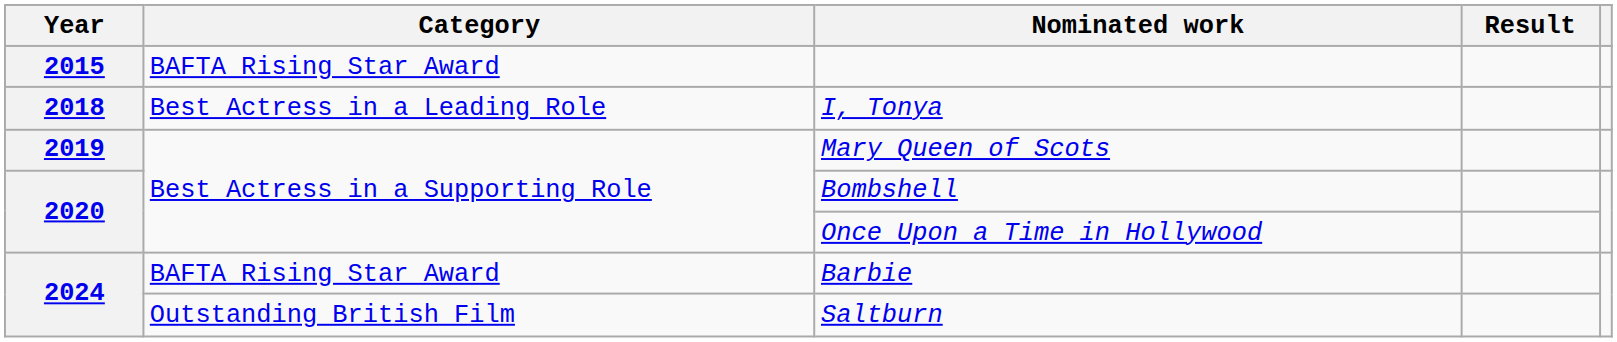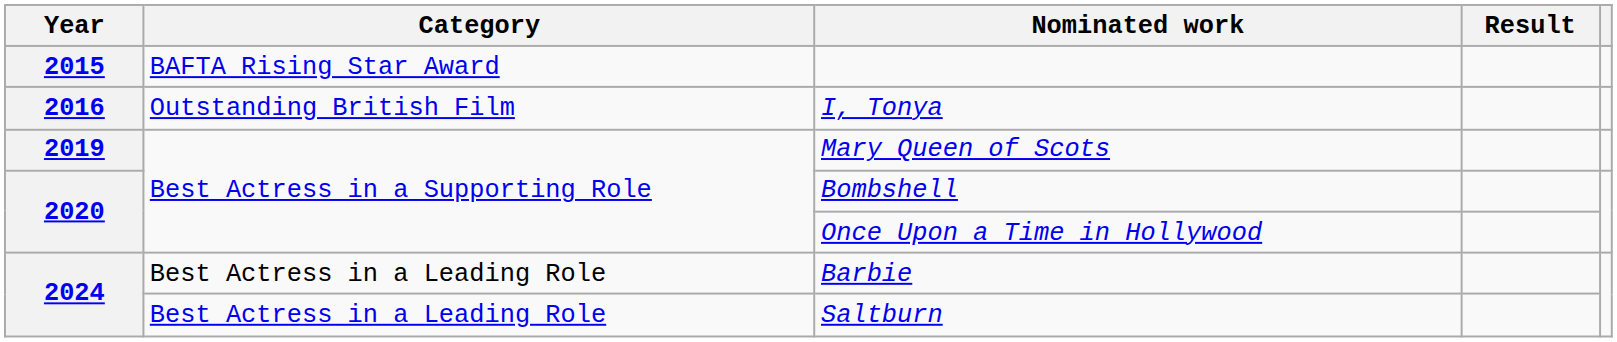(74, 108) 2018 -> (74, 108) 2016
(378, 108) Best Actress in a Leading Role -> (332, 108) Outstanding British Film
(325, 274) BAFTA Rising Star Award -> (378, 274) Best Actress in a Leading Role
(332, 315) Outstanding British Film -> (378, 315) Best Actress in a Leading Role
